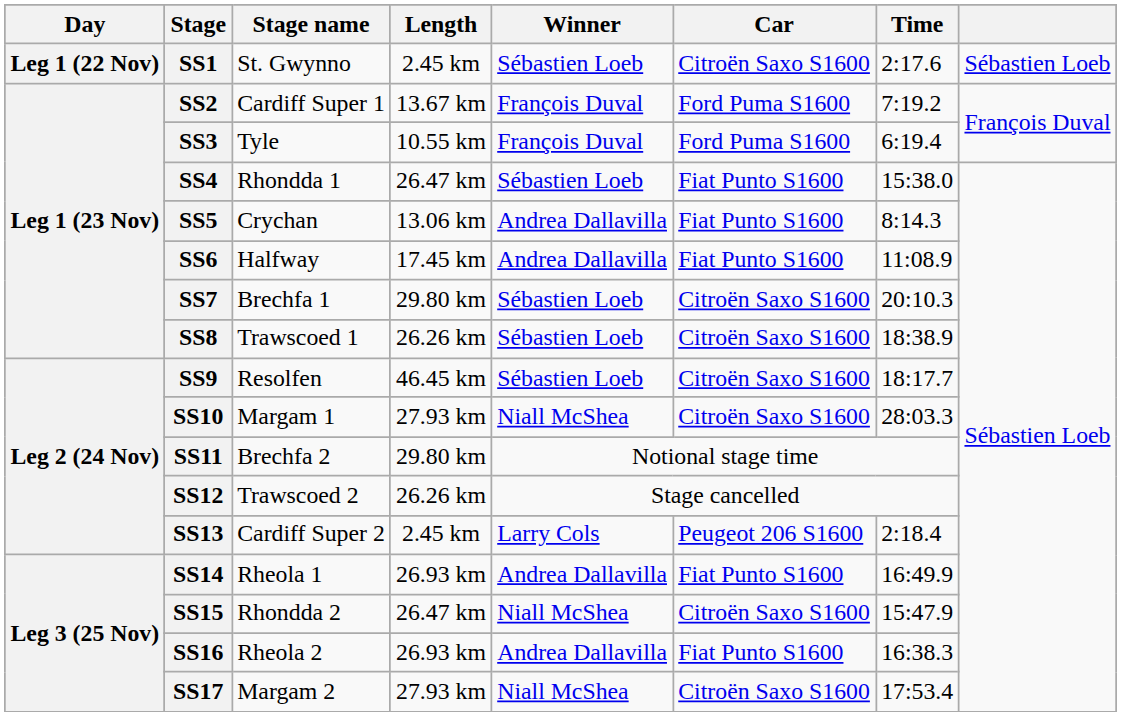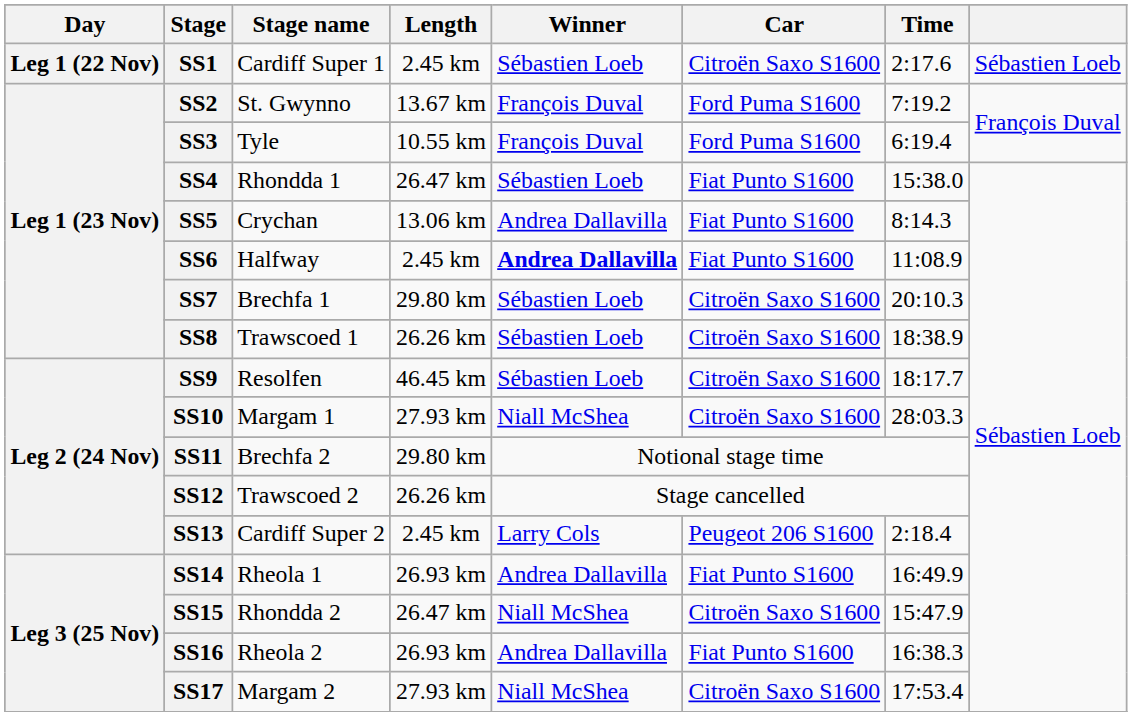(294, 62) St. Gwynno -> (311, 62) Cardiff Super 1
(311, 102) Cardiff Super 1 -> (294, 102) St. Gwynno
(441, 259) 17.45 km -> (441, 259) 2.45 km
(582, 259) normal -> (587, 259) bold
